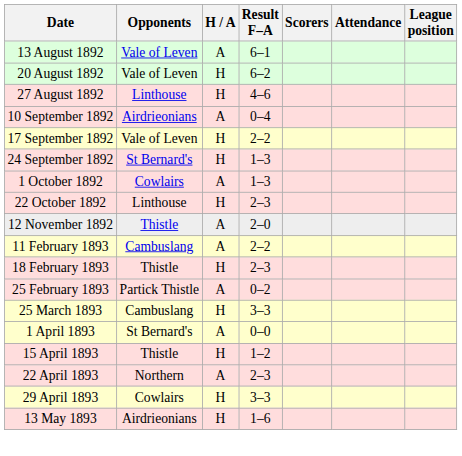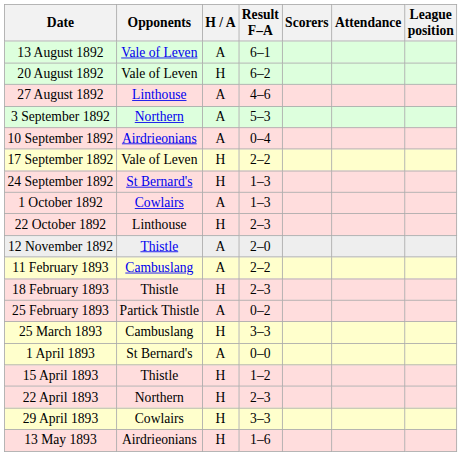(220, 95) H -> (220, 95) A
+ row: (60, 116)
(220, 375) A -> (220, 397) H
